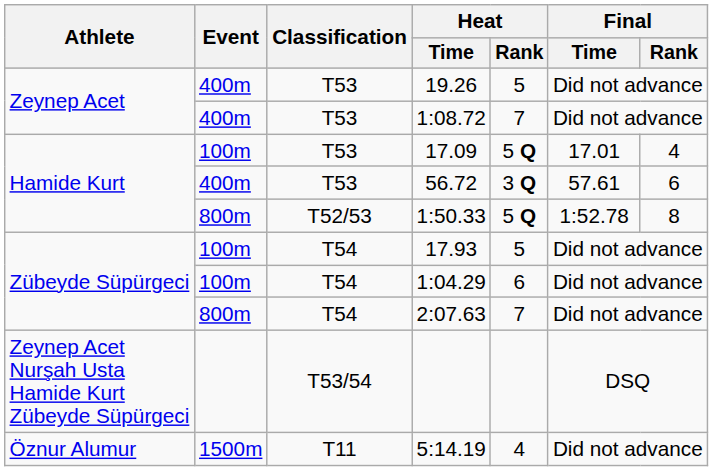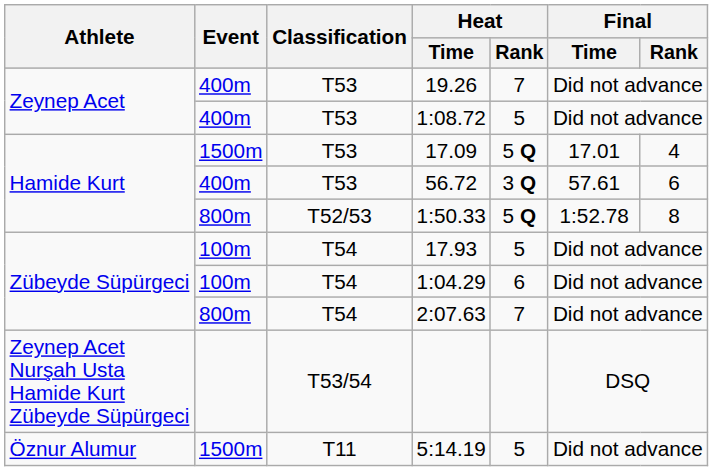(519, 85) 5 -> (519, 85) 7
(519, 118) 7 -> (519, 118) 5
(225, 151) 100m -> (231, 151) 1500m
(519, 449) 4 -> (519, 449) 5
